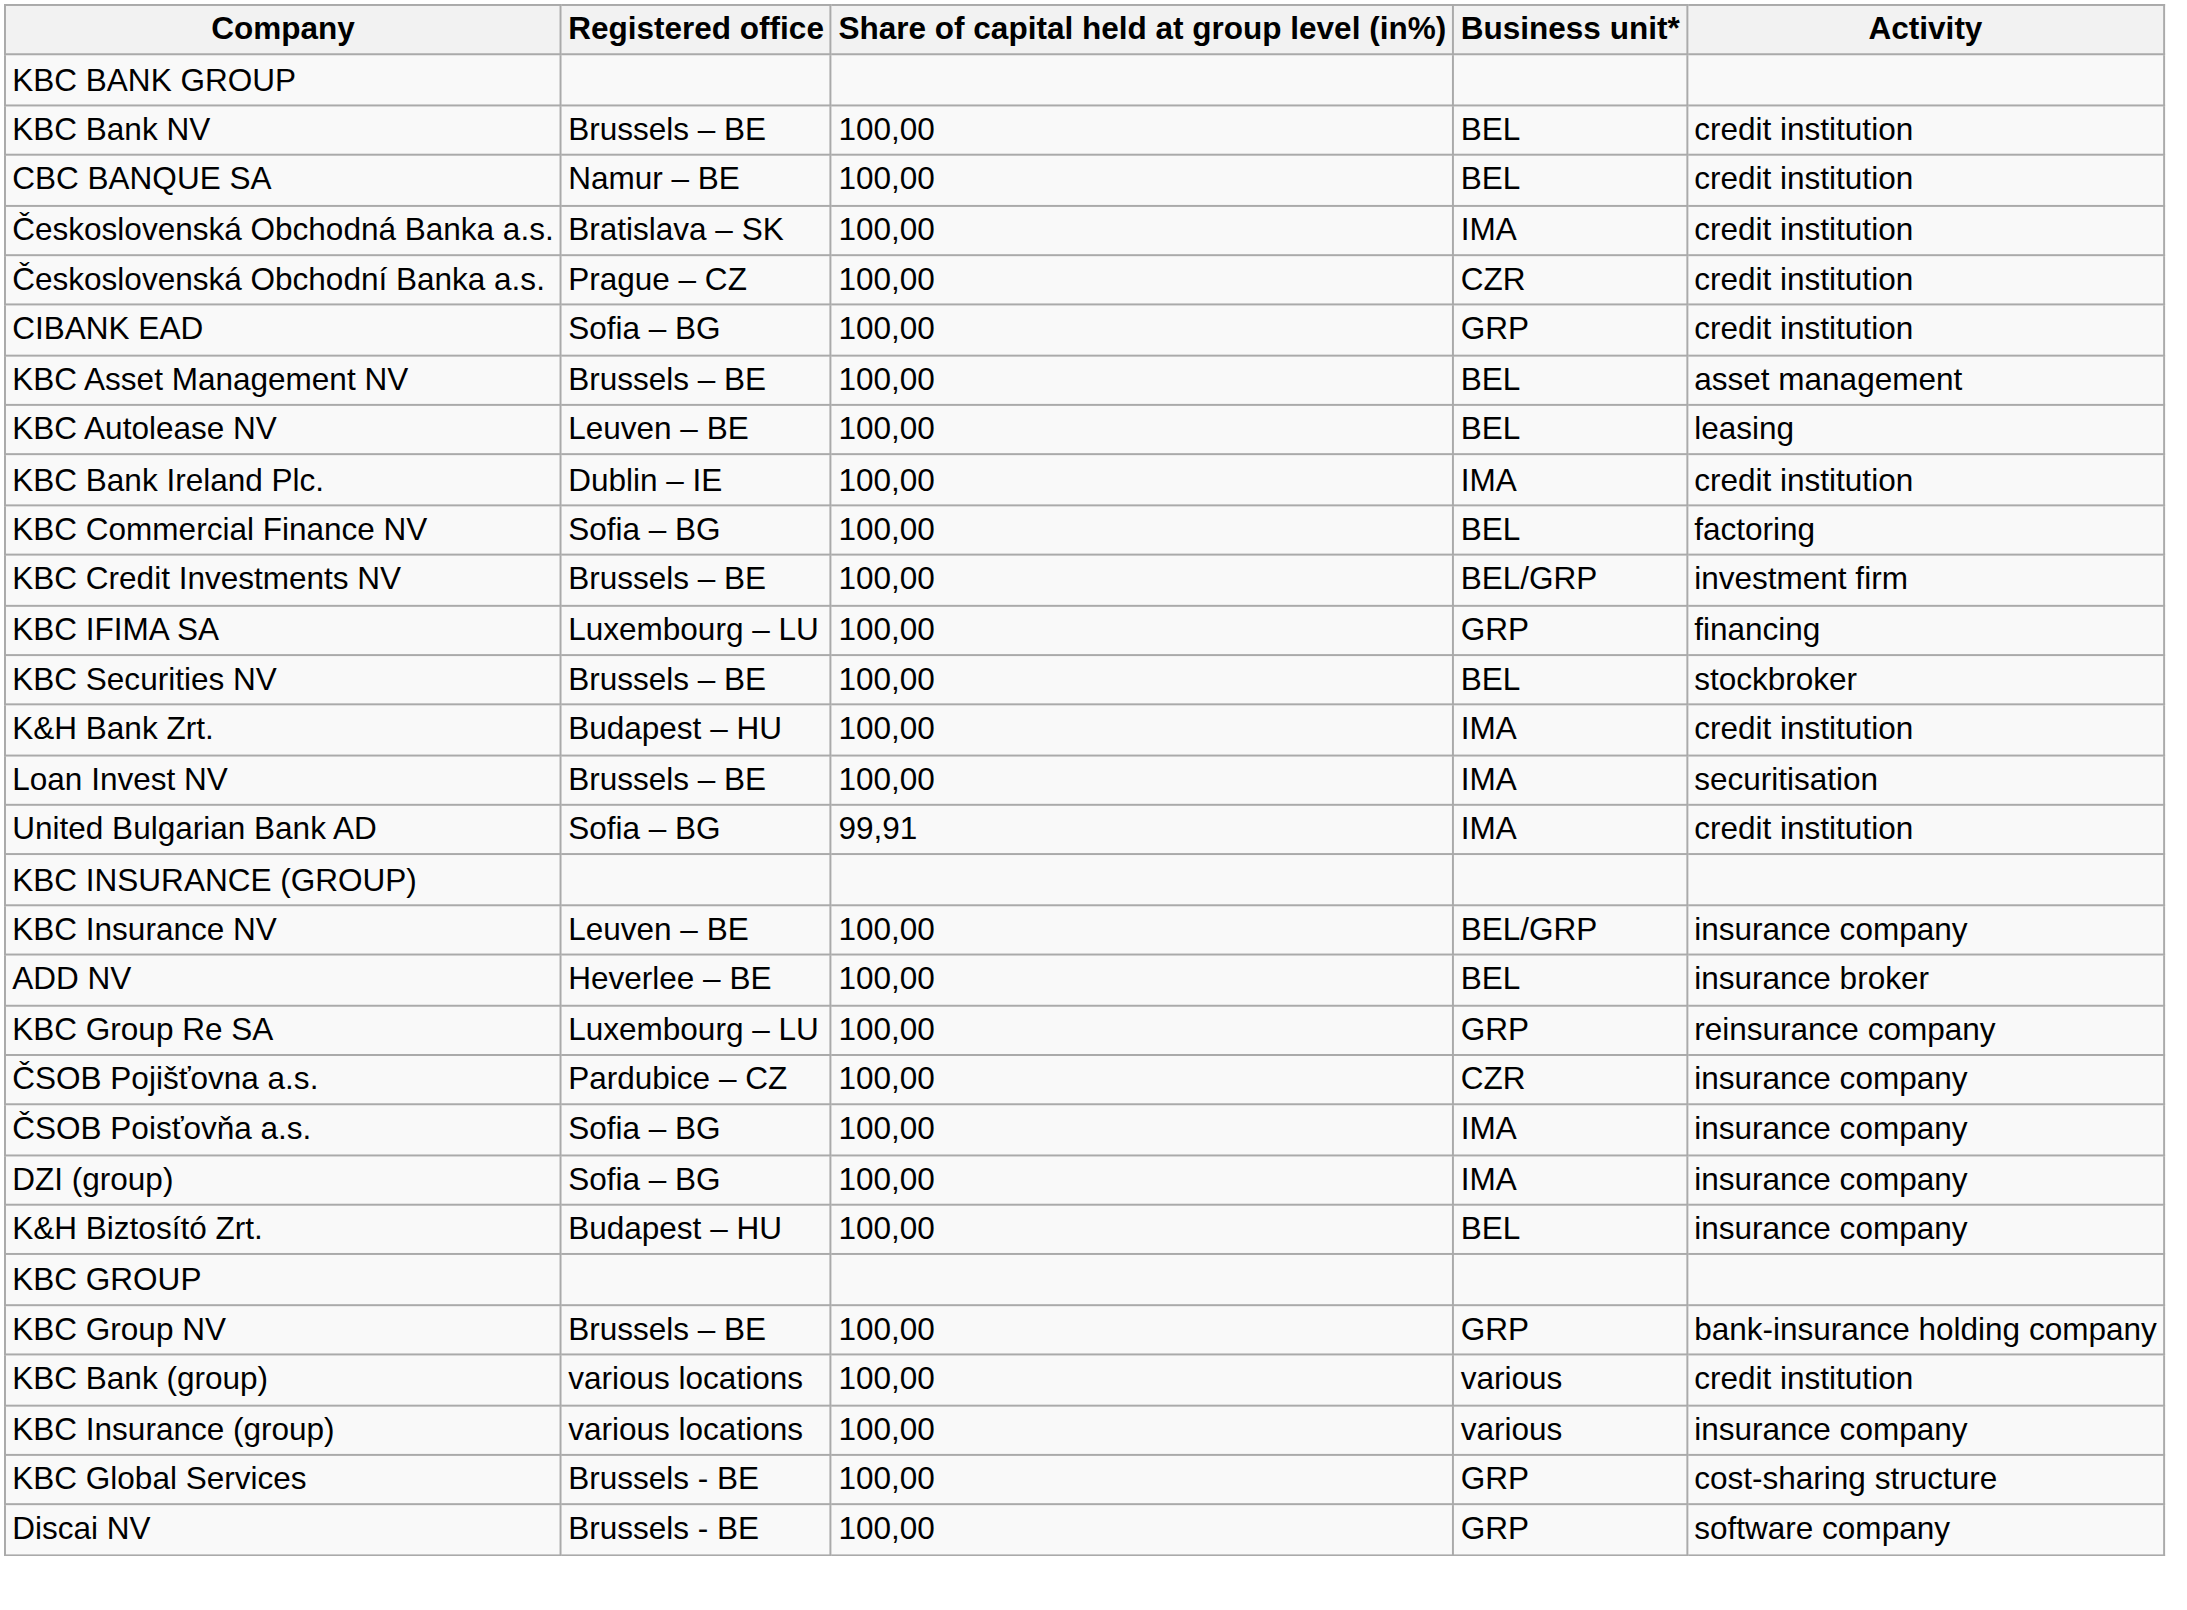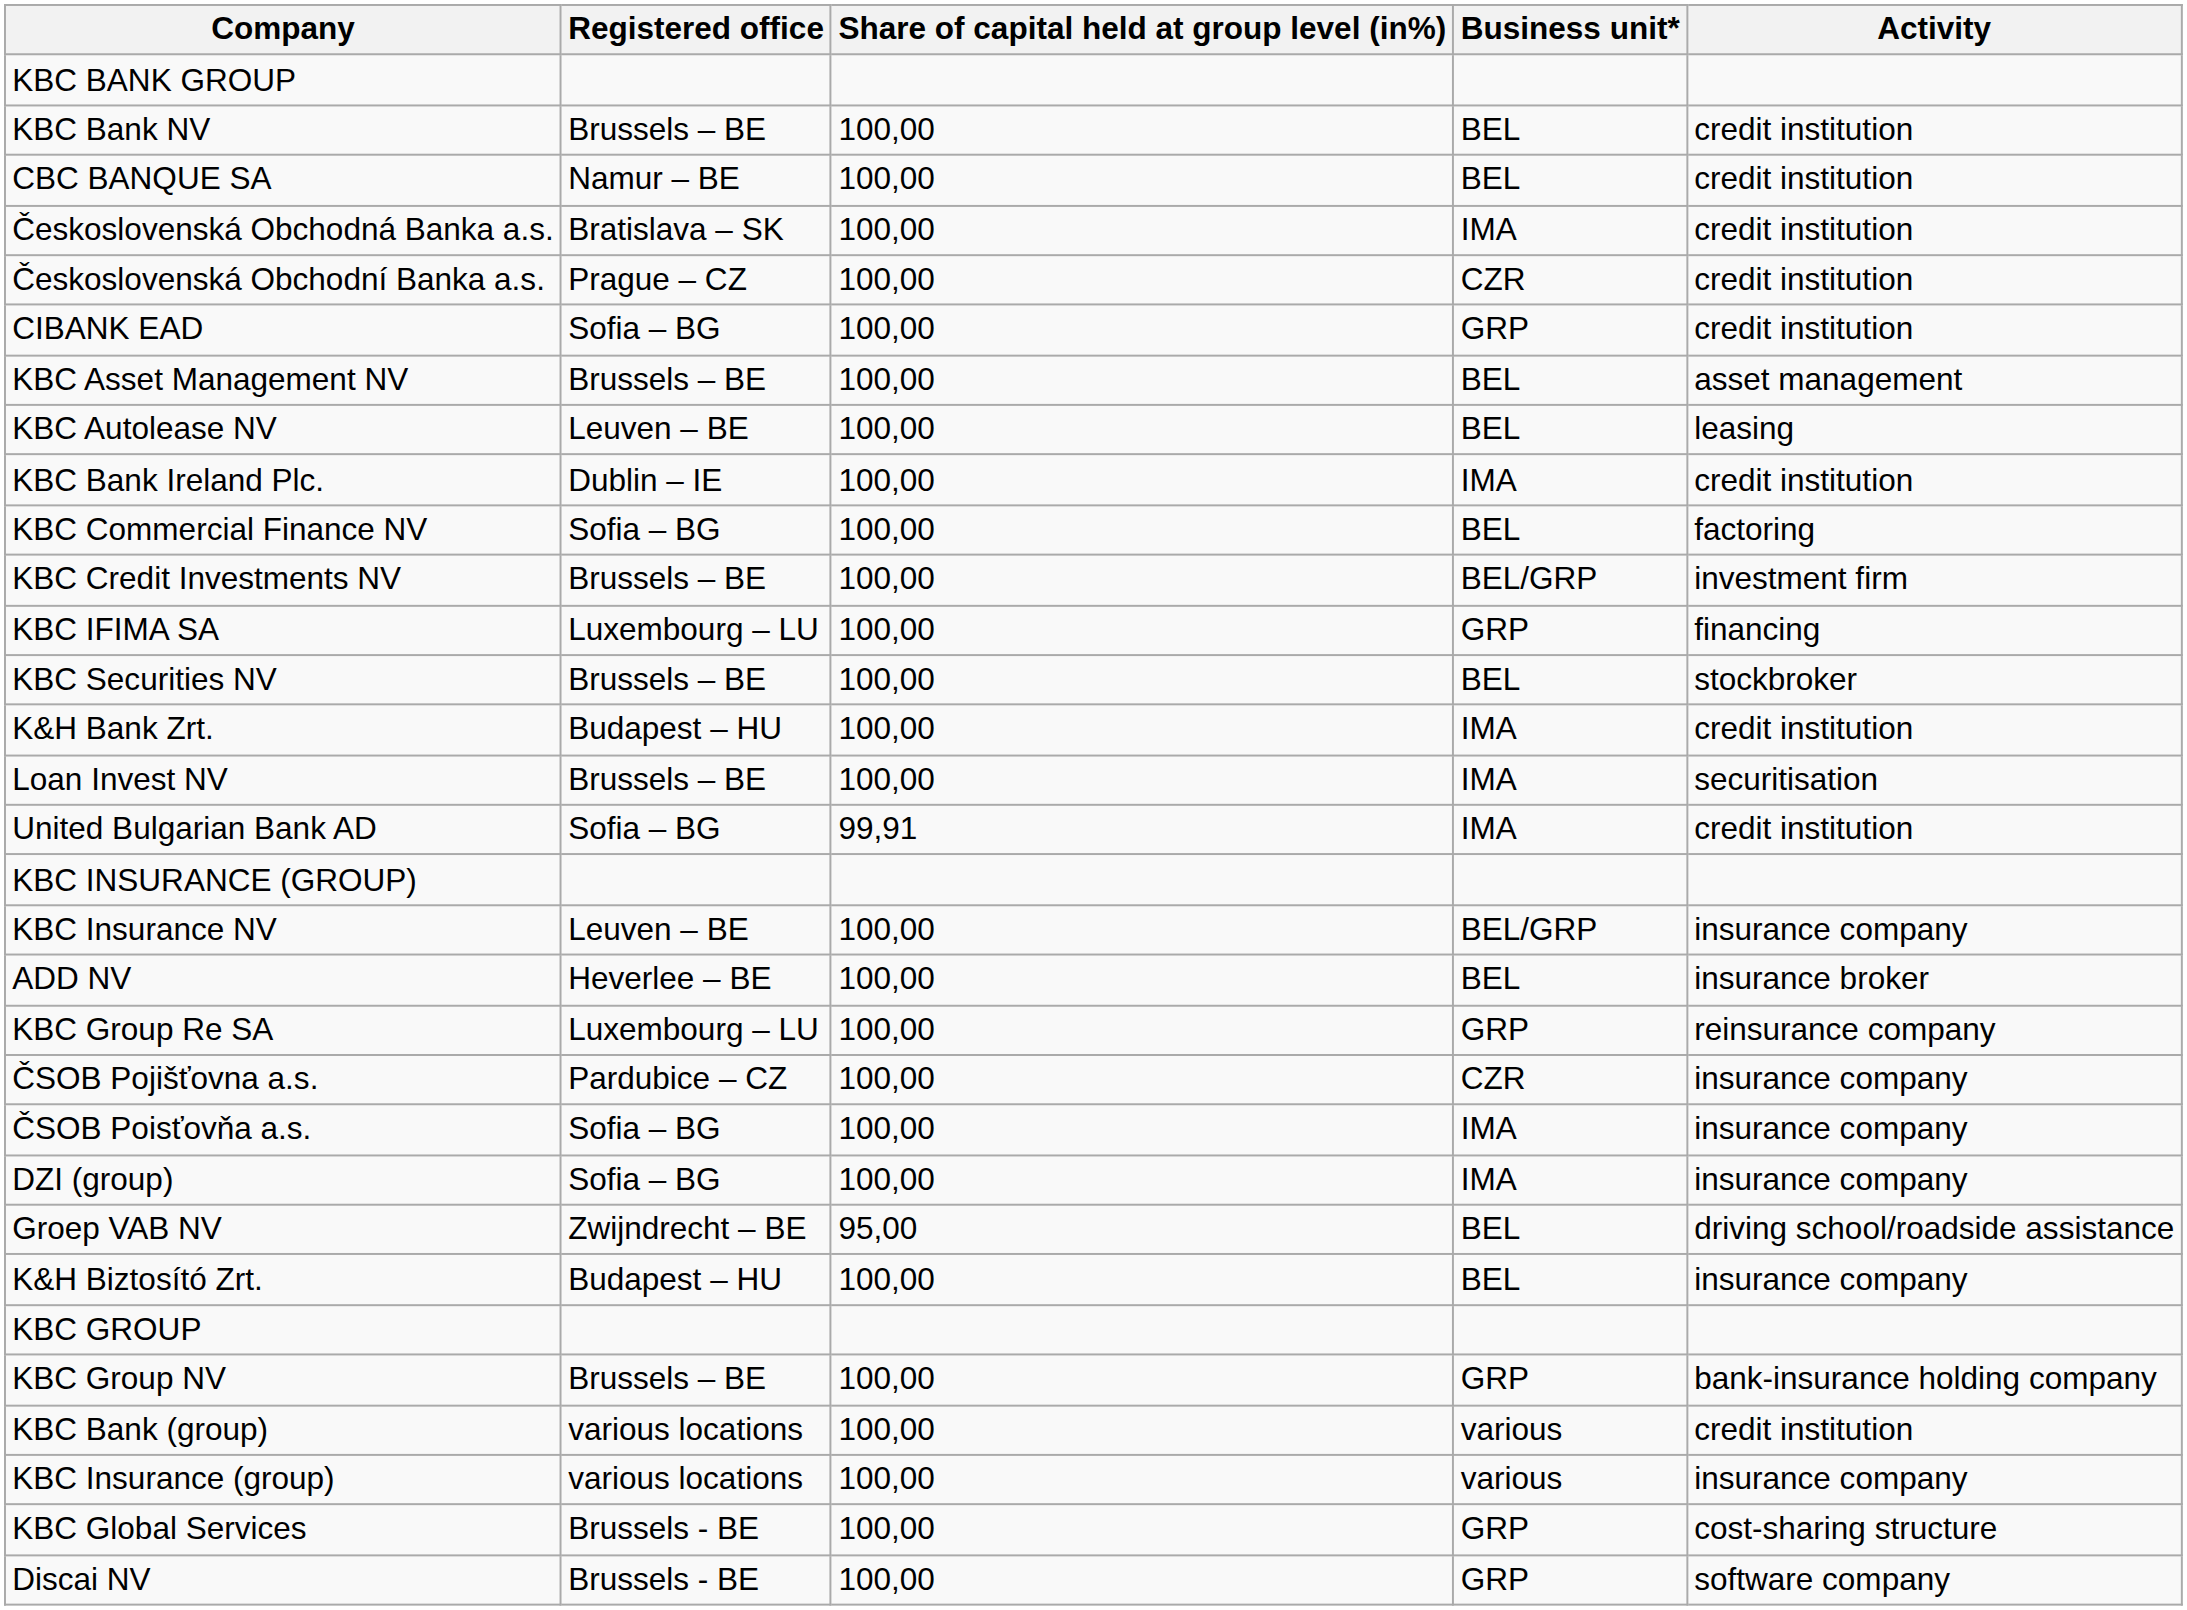+ row: (117, 1229)
